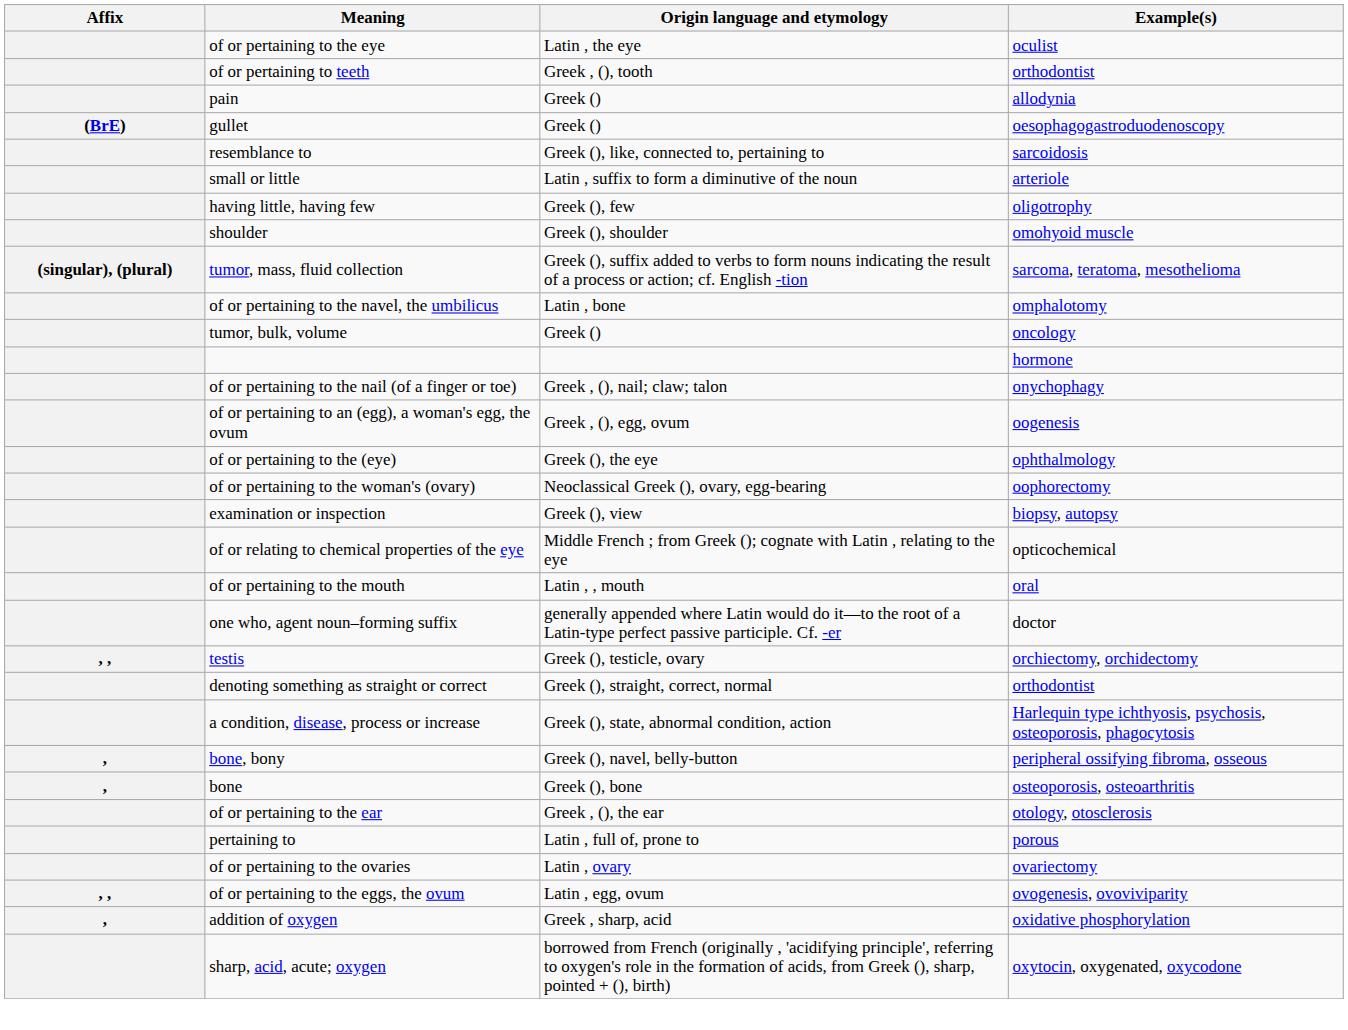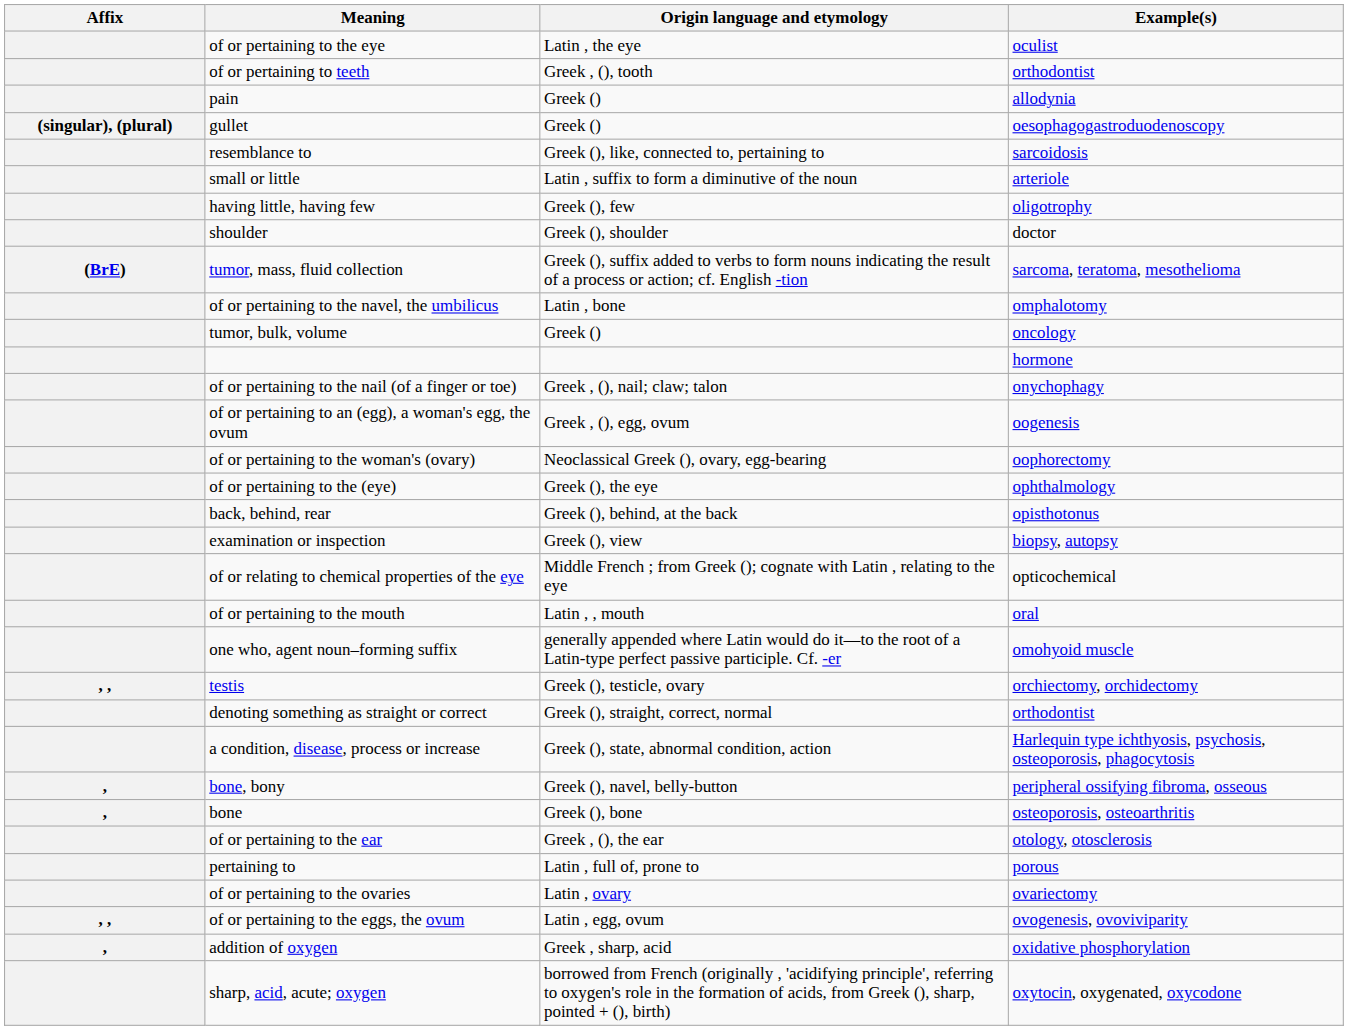(105, 125) (BrE) -> (105, 125) (singular), (plural)
(1073, 233) omohyoid muscle -> (1034, 233) doctor
(105, 269) (singular), (plural) -> (105, 269) (BrE)
rows swapped: (342, 486) <-> (303, 459)
+ row: (270, 513)
(1034, 622) doctor -> (1073, 649) omohyoid muscle
